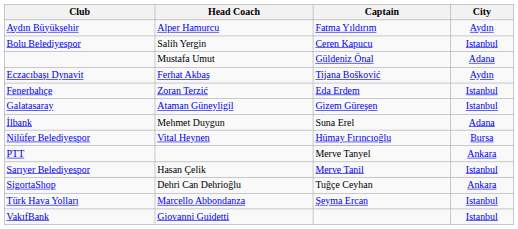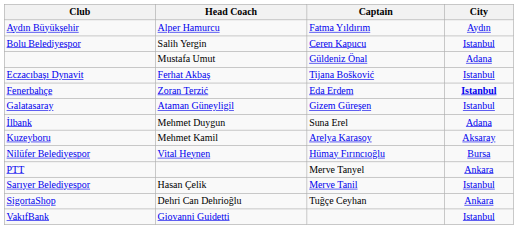(482, 75) Aydın -> (479, 75) Istanbul
(482, 91) normal -> (479, 91) bold
+ row: (29, 138)
- row: (43, 201)
